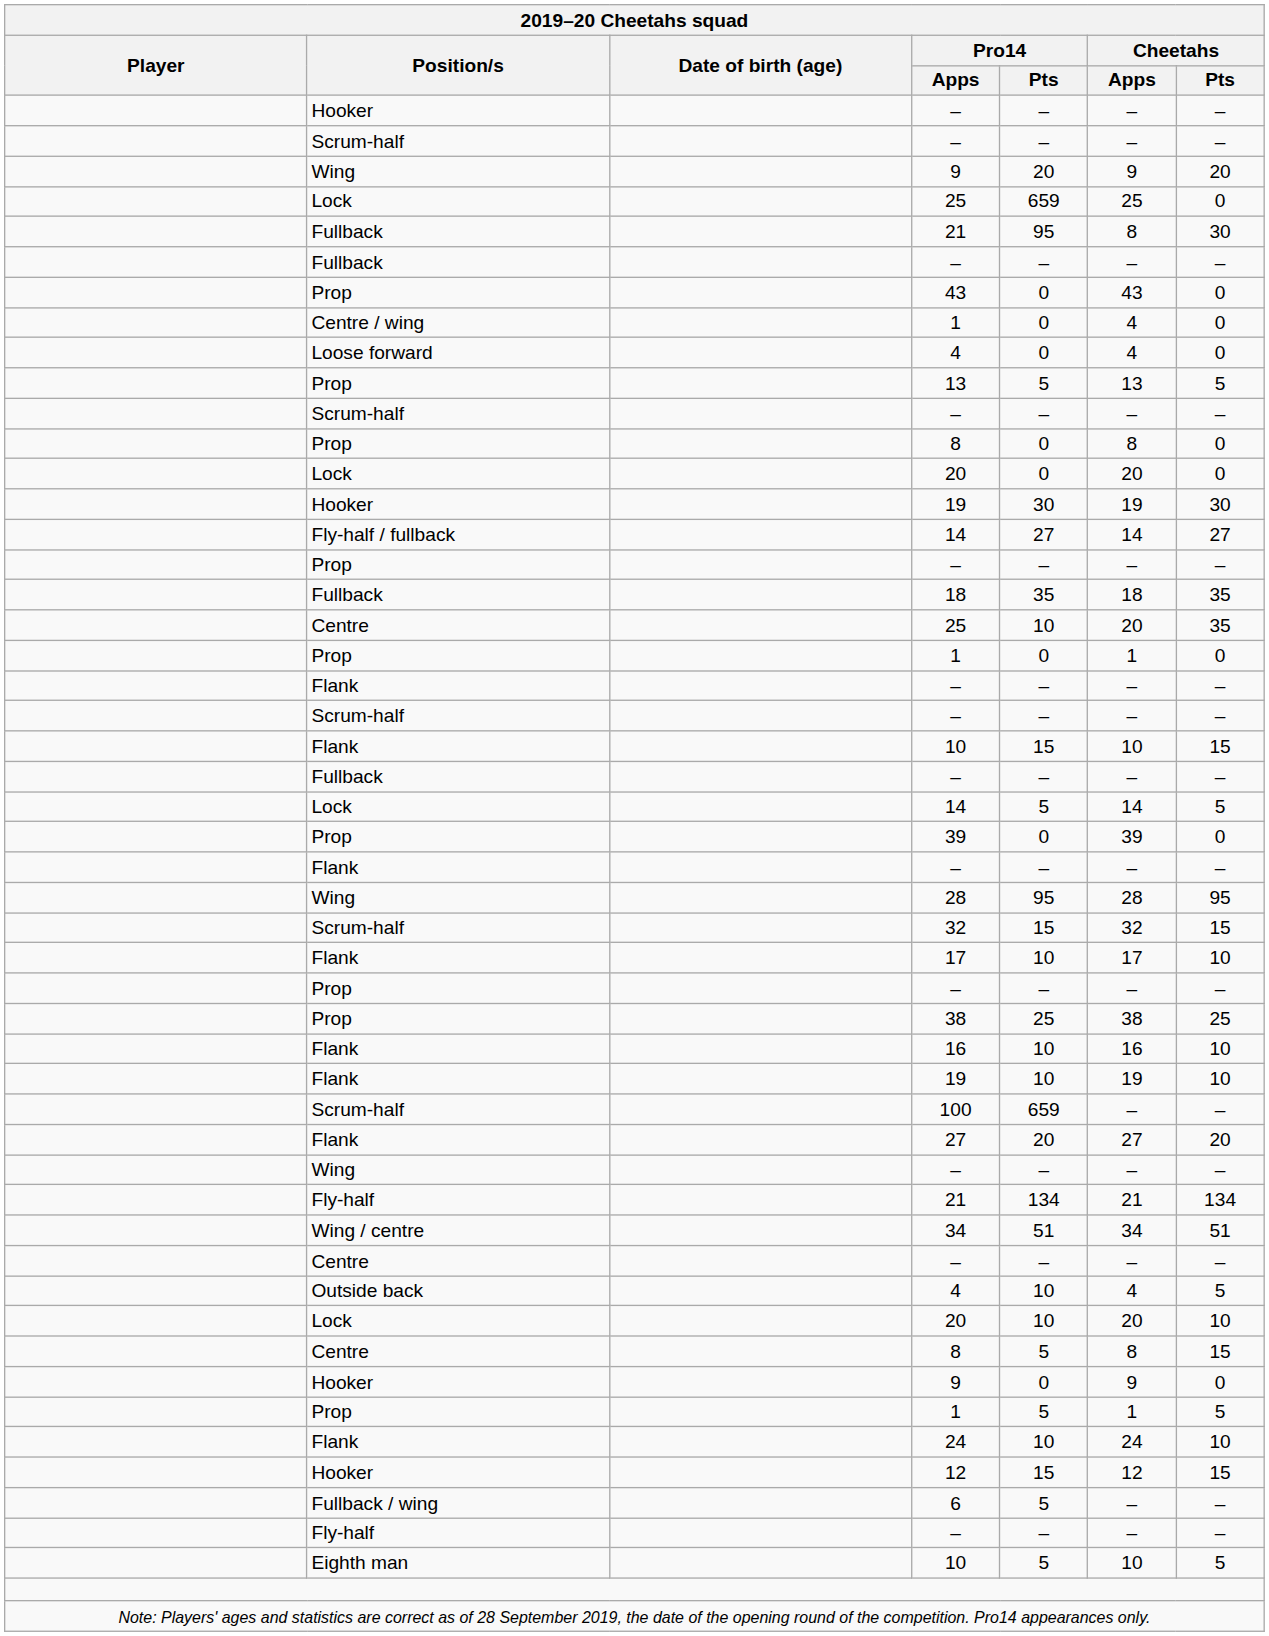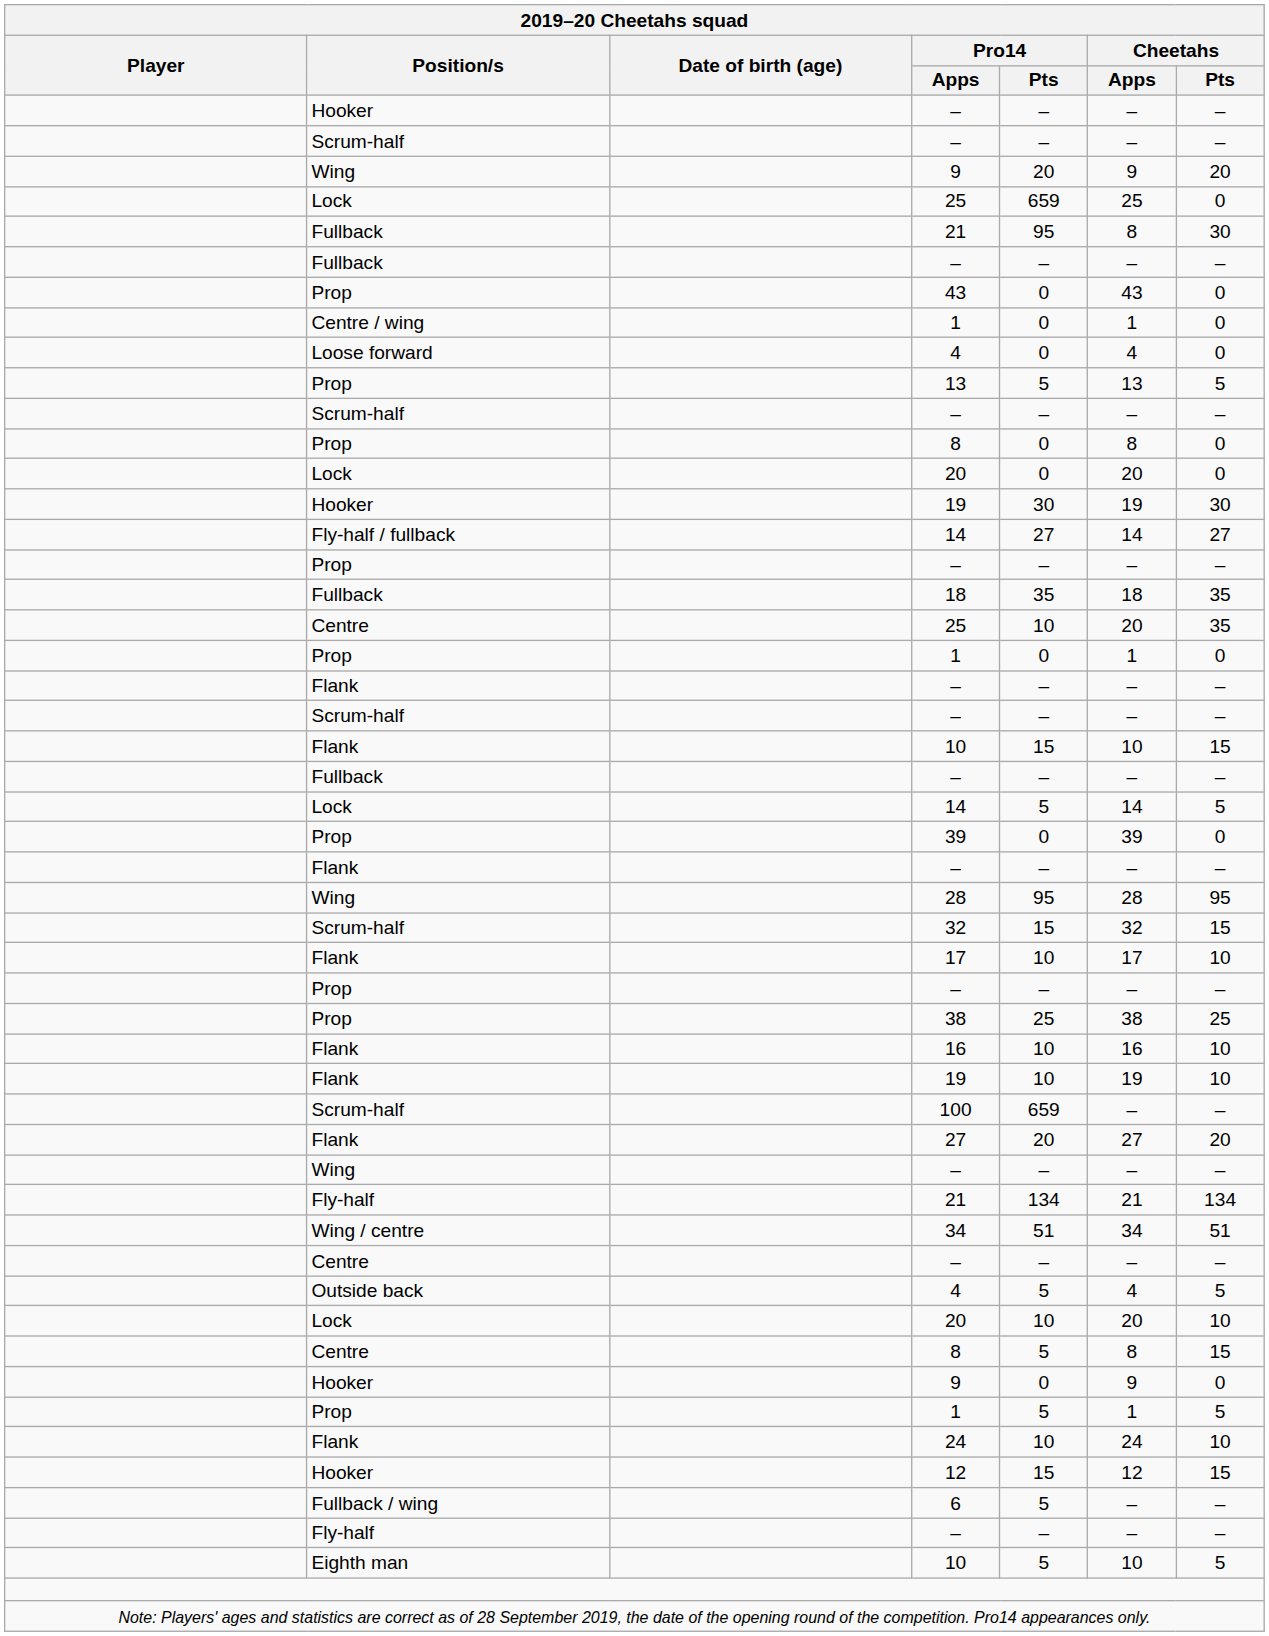(1132, 323) 4 -> (1132, 323) 1
(1044, 1291) 10 -> (1044, 1291) 5
